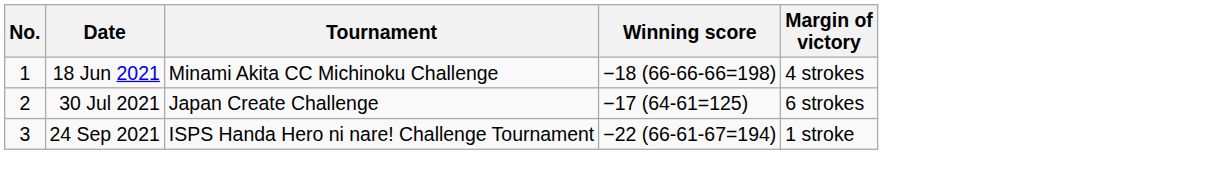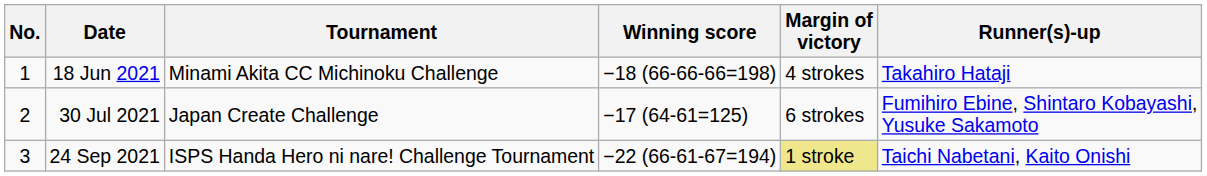+ column: (1040, 31)
(820, 134) no background -> (820, 156) khaki background
